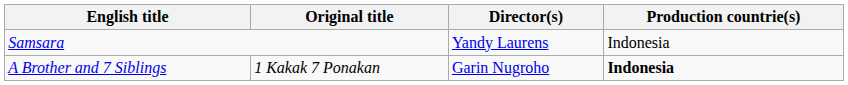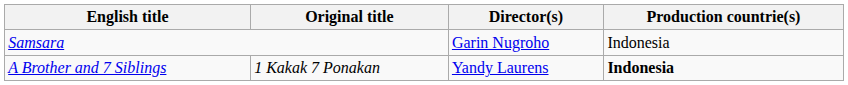(500, 42) Yandy Laurens -> (501, 42) Garin Nugroho
(501, 67) Garin Nugroho -> (500, 67) Yandy Laurens
